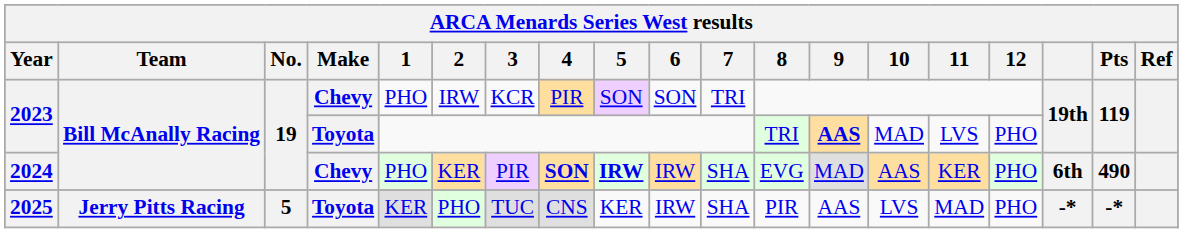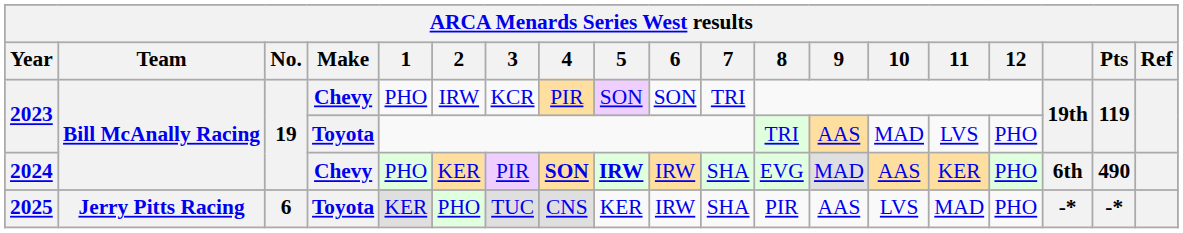(839, 133) bold -> (839, 133) normal
(286, 207) 5 -> (286, 207) 6
